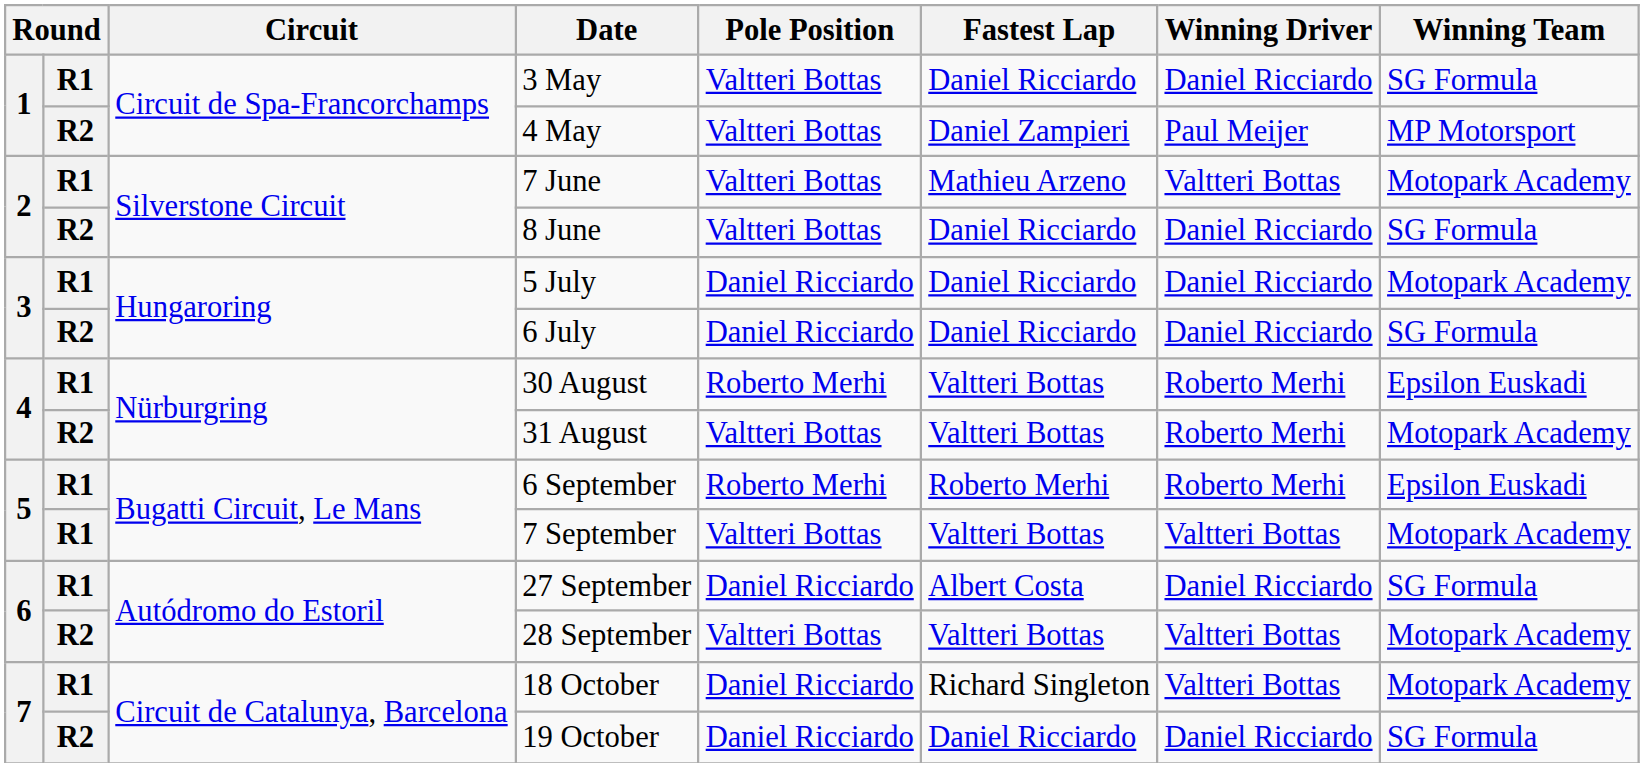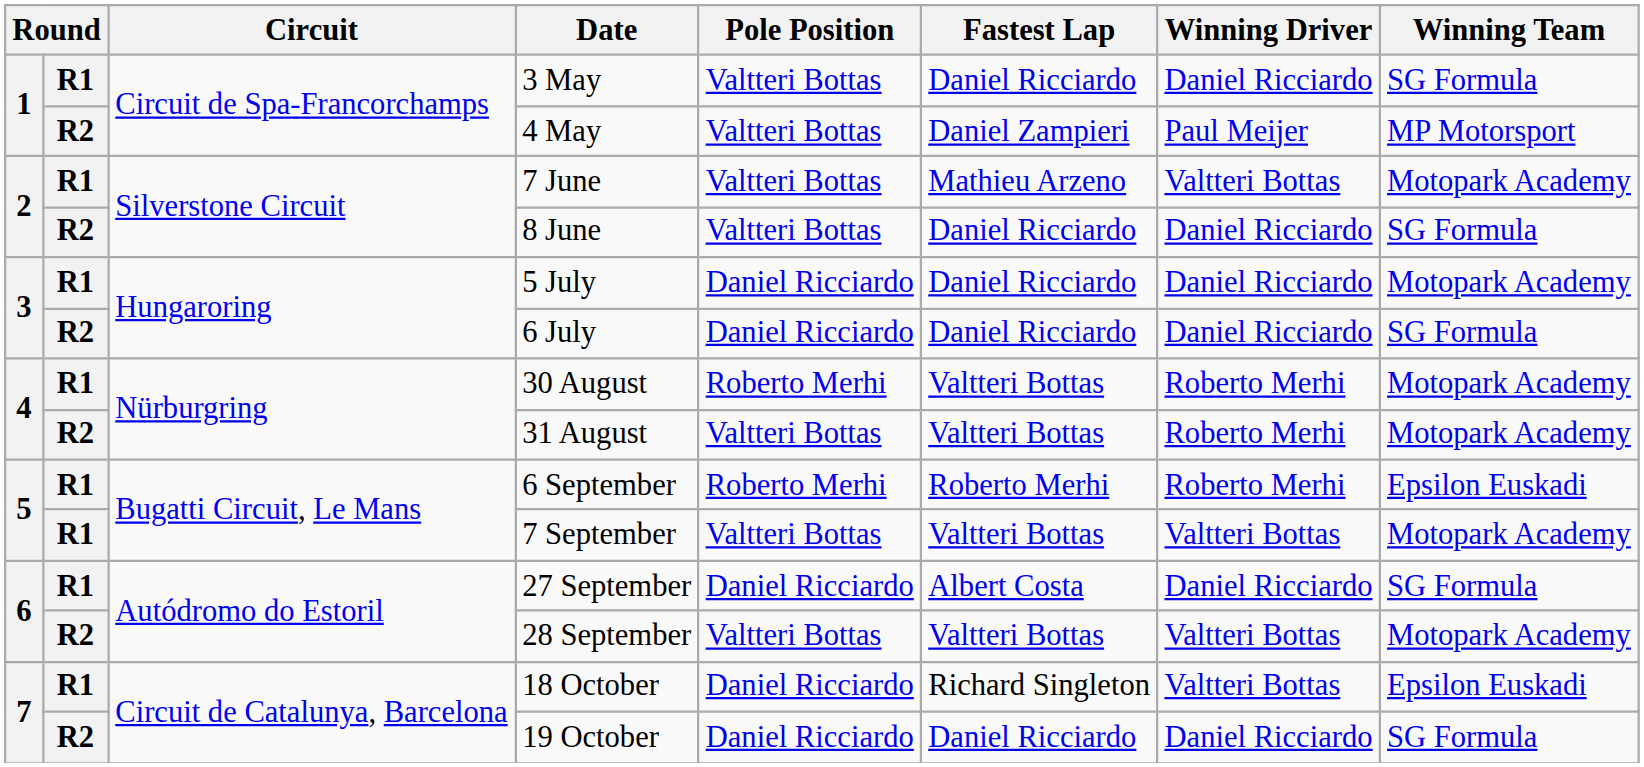(1487, 382) Epsilon Euskadi -> (1509, 382) Motopark Academy
(1509, 685) Motopark Academy -> (1487, 685) Epsilon Euskadi
